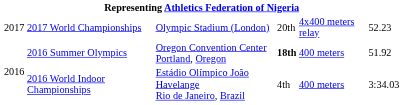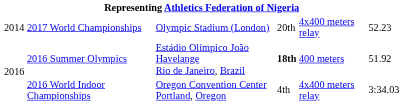(14, 27) 2017 -> (14, 27) 2014
(211, 53) Oregon Convention Center Portland, Oregon -> (202, 59) Estádio Olímpico João Havelange Rio de Janeiro, Brazil
(202, 84) Estádio Olímpico João Havelange Rio de Janeiro, Brazil -> (211, 90) Oregon Convention Center Portland, Oregon
(322, 84) 400 meters -> (327, 90) 4x400 meters relay
